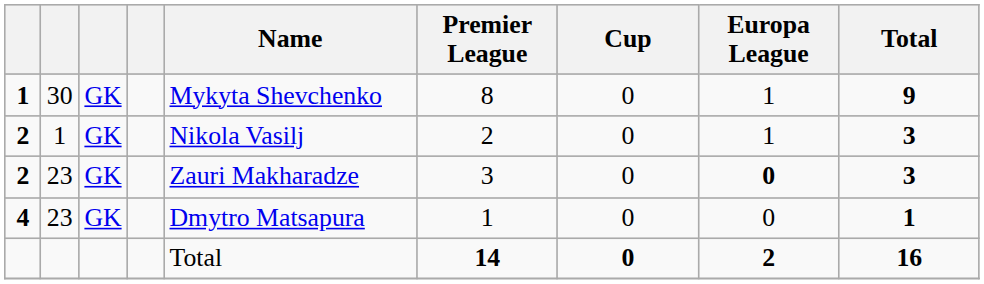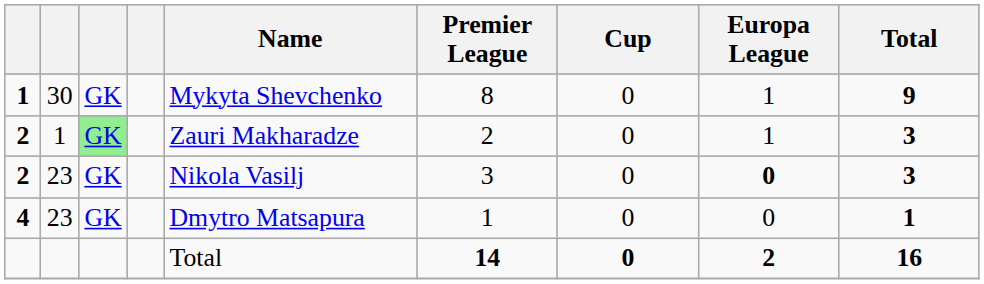(103, 135) no background -> (103, 135) lightgreen background
(237, 135) Nikola Vasilj -> (264, 135) Zauri Makharadze
(264, 176) Zauri Makharadze -> (237, 176) Nikola Vasilj
